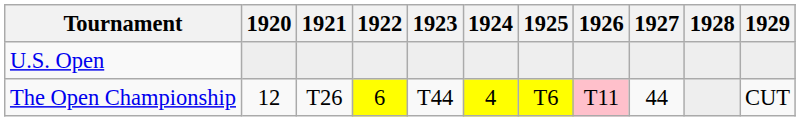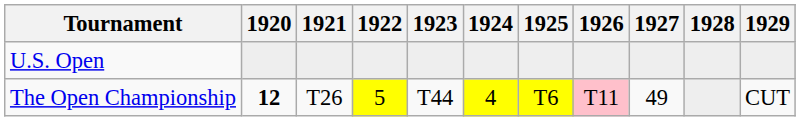(269, 97) normal -> (269, 97) bold
(380, 97) 6 -> (380, 97) 5
(657, 97) 44 -> (657, 97) 49
